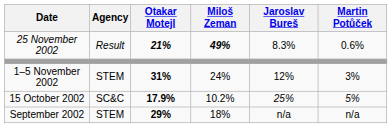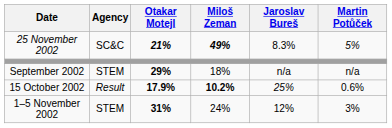(110, 45) Result -> (110, 45) SC&C
(352, 45) 0.6% -> (352, 45) 5%
rows swapped: (47, 77) <-> (47, 115)
(110, 99) SC&C -> (110, 87) Result
(220, 99) normal -> (220, 87) bold
(352, 99) 5% -> (352, 87) 0.6%
